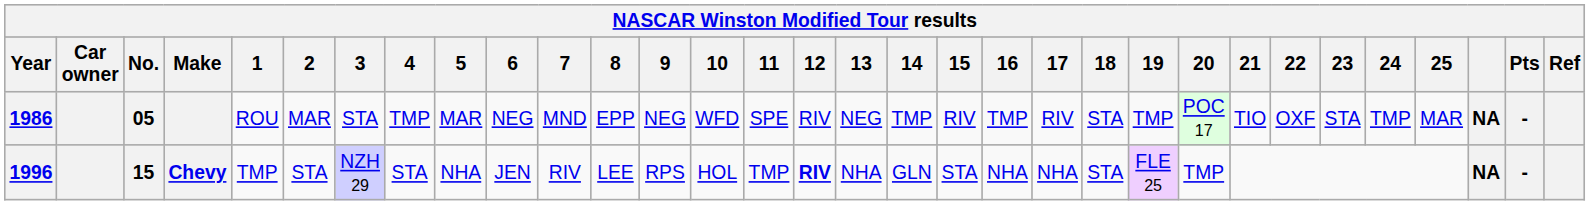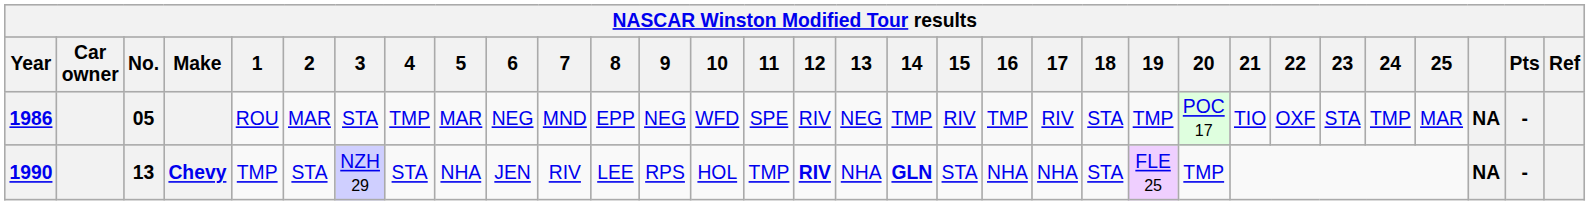(31, 173) 1996 -> (31, 173) 1990
(144, 173) 15 -> (144, 173) 13
(912, 173) normal -> (912, 173) bold
